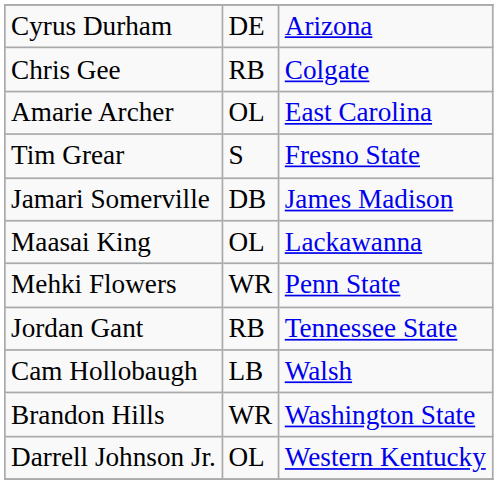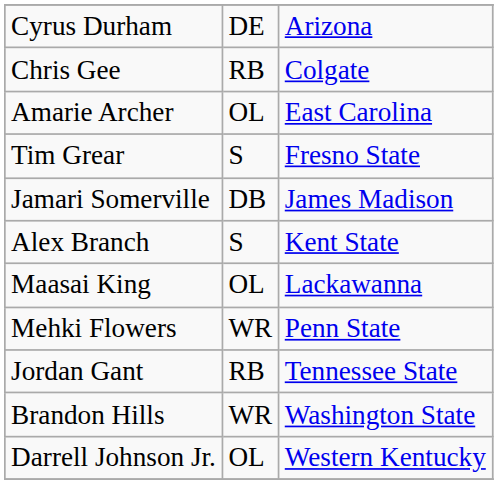+ row: (80, 241)
- row: (104, 371)
